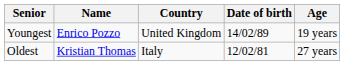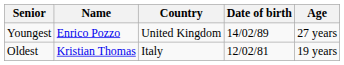(317, 32) 19 years -> (317, 32) 27 years
(317, 51) 27 years -> (317, 51) 19 years
